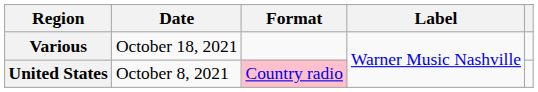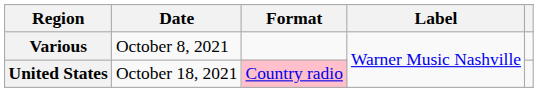(177, 45) October 18, 2021 -> (172, 45) October 8, 2021
(172, 73) October 8, 2021 -> (177, 73) October 18, 2021
